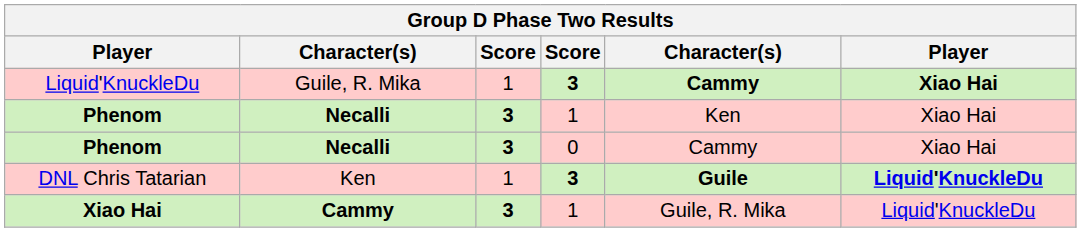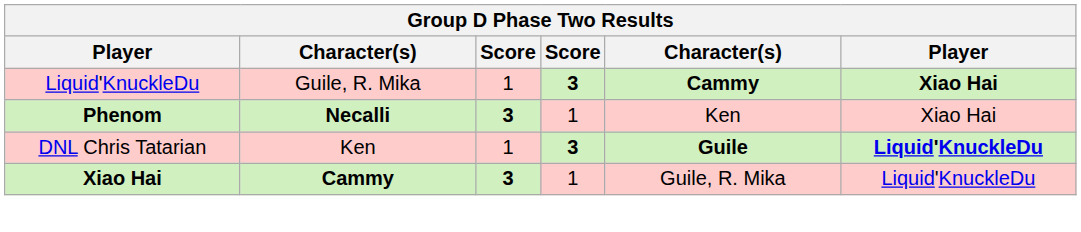- row: (122, 147)
